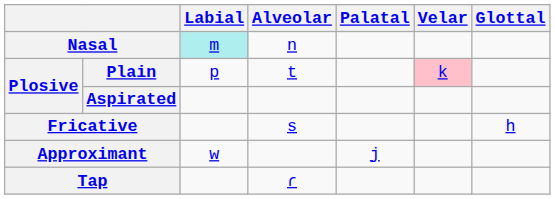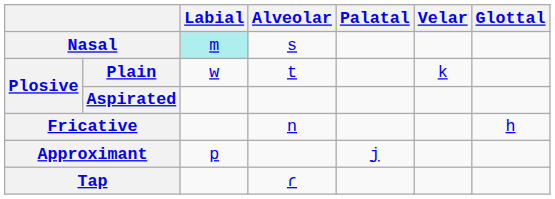(292, 45) n -> (292, 45) s
(214, 72) p -> (214, 72) w
(443, 72) pink background -> (443, 72) no background
(292, 127) s -> (292, 127) n
(214, 154) w -> (214, 154) p
